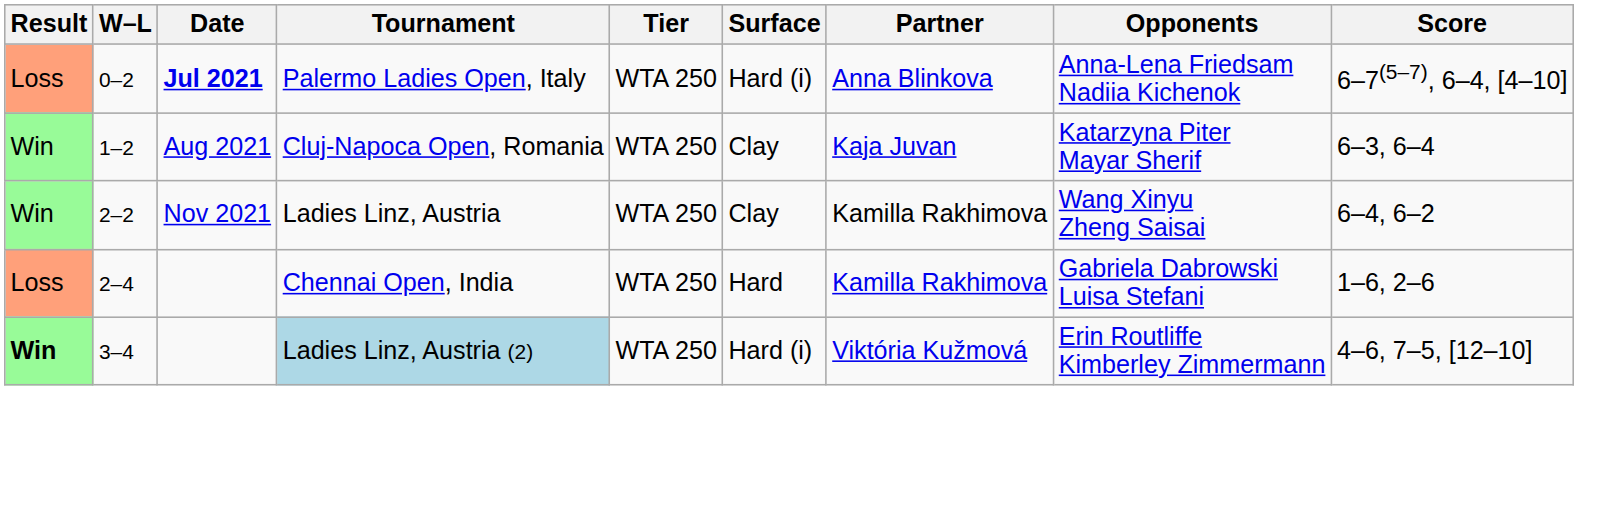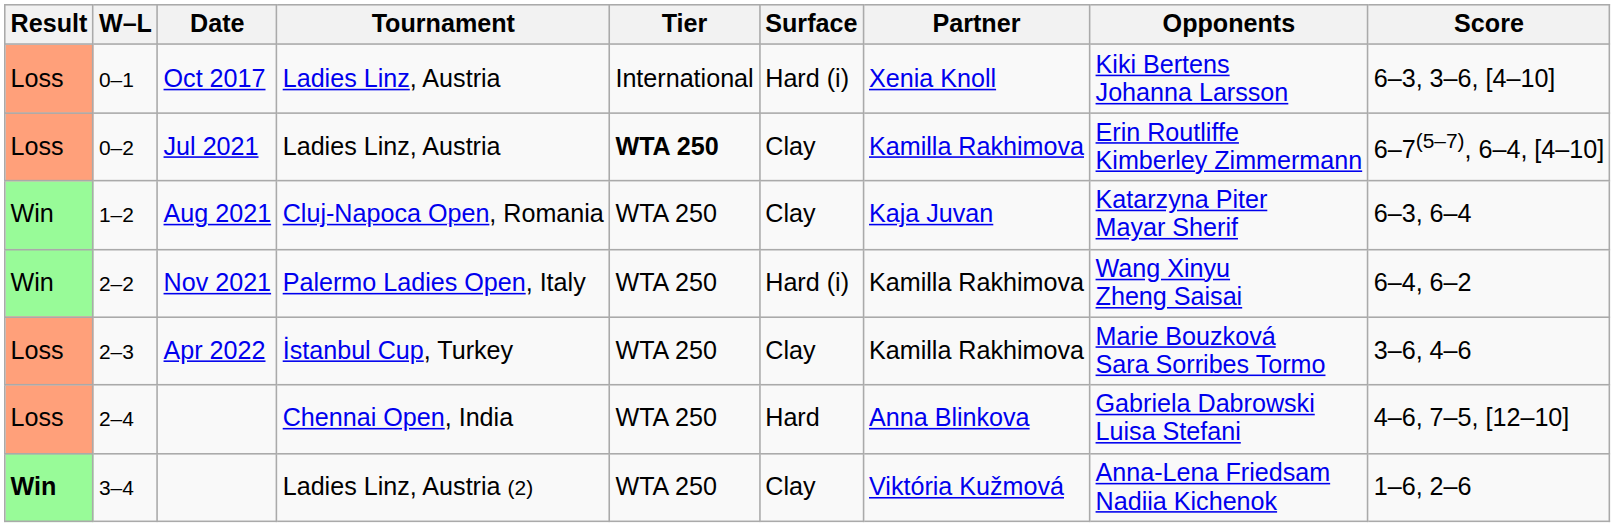+ row: (116, 79)
(213, 78) bold -> (211, 146) normal
(434, 78) Palermo Ladies Open, Italy -> (392, 146) Ladies Linz, Austria
(666, 78) normal -> (667, 146) bold
(770, 78) Hard (i) -> (790, 146) Clay
(913, 78) Anna Blinkova -> (976, 146) Kamilla Rakhimova
(1176, 78) Anna-Lena Friedsam Nadiia Kichenok -> (1229, 146) Erin Routliffe Kimberley Zimmermann
(392, 214) Ladies Linz, Austria -> (434, 282) Palermo Ladies Open, Italy
(754, 214) Clay -> (807, 282) Hard (i)
+ row: (116, 352)
(940, 282) Kamilla Rakhimova -> (949, 418) Anna Blinkova
(1386, 282) 1–6, 2–6 -> (1472, 418) 4–6, 7–5, [12–10]
(408, 350) lightblue background -> (408, 486) no background
(770, 350) Hard (i) -> (790, 486) Clay
(1192, 350) Erin Routliffe Kimberley Zimmermann -> (1213, 486) Anna-Lena Friedsam Nadiia Kichenok
(1435, 350) 4–6, 7–5, [12–10] -> (1423, 486) 1–6, 2–6
